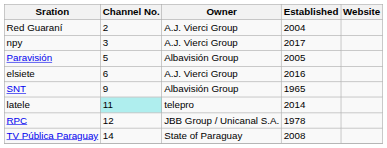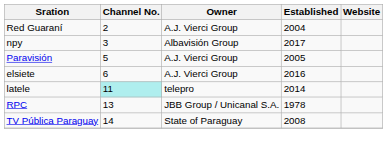(201, 43) A.J. Vierci Group -> (201, 43) Albavisión Group
(201, 58) Albavisión Group -> (201, 58) A.J. Vierci Group
- row: (16, 89)
(108, 120) 12 -> (108, 105) 13
